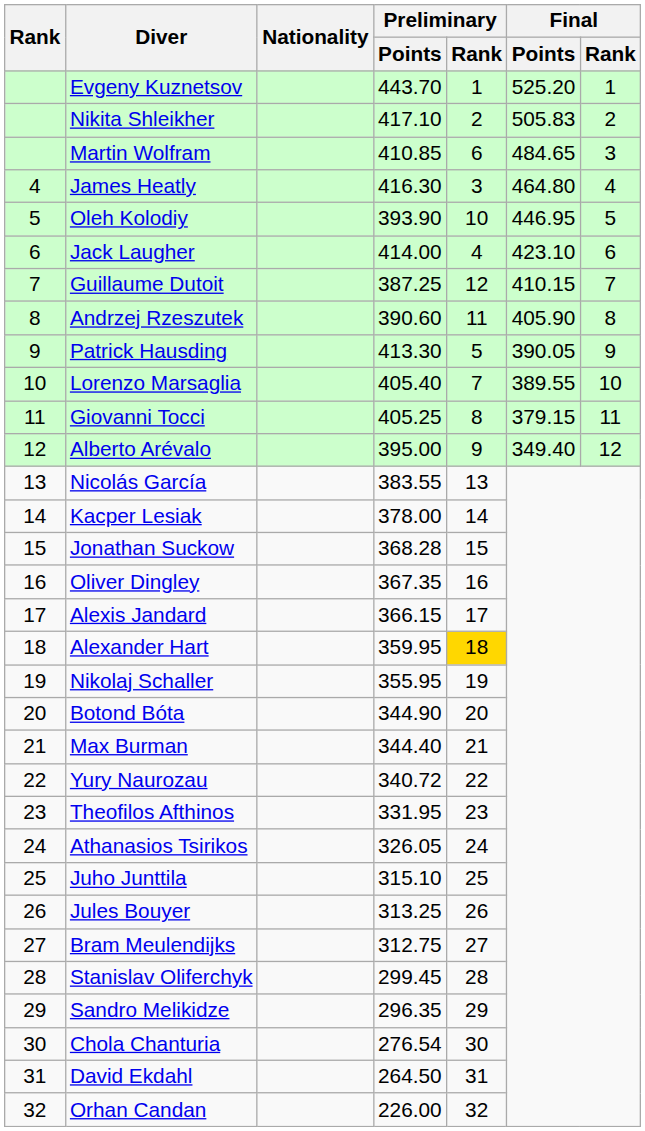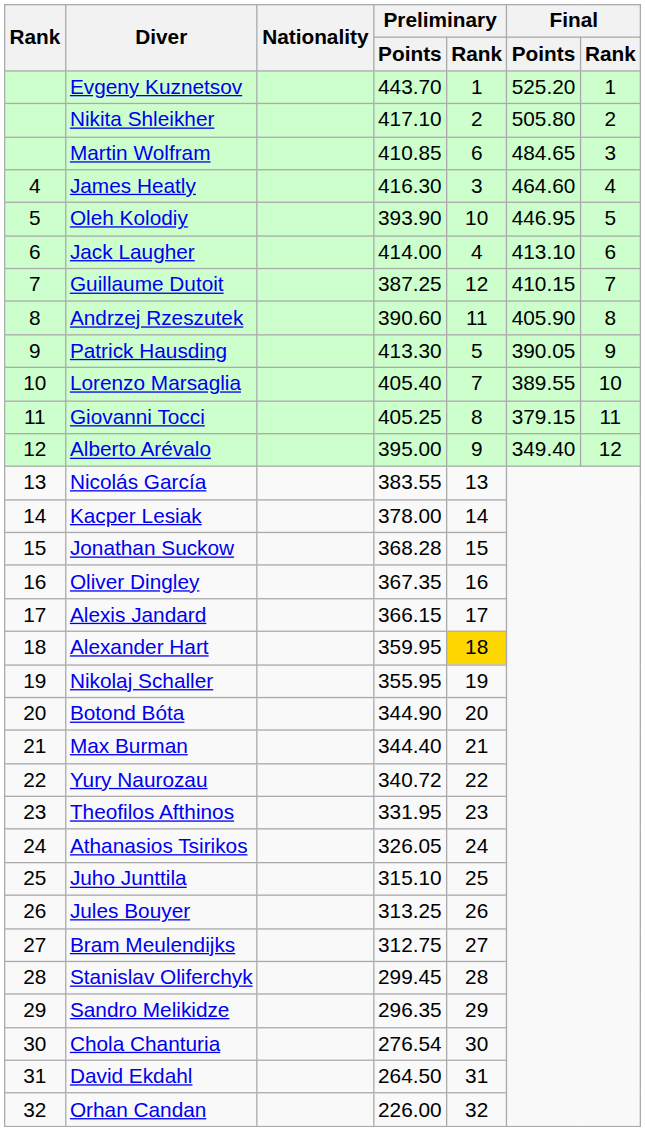(544, 119) 505.83 -> (544, 119) 505.80
(544, 185) 464.80 -> (544, 185) 464.60
(544, 251) 423.10 -> (544, 251) 413.10
